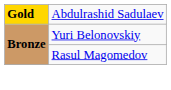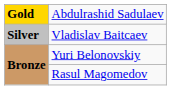+ row: (99, 34)
